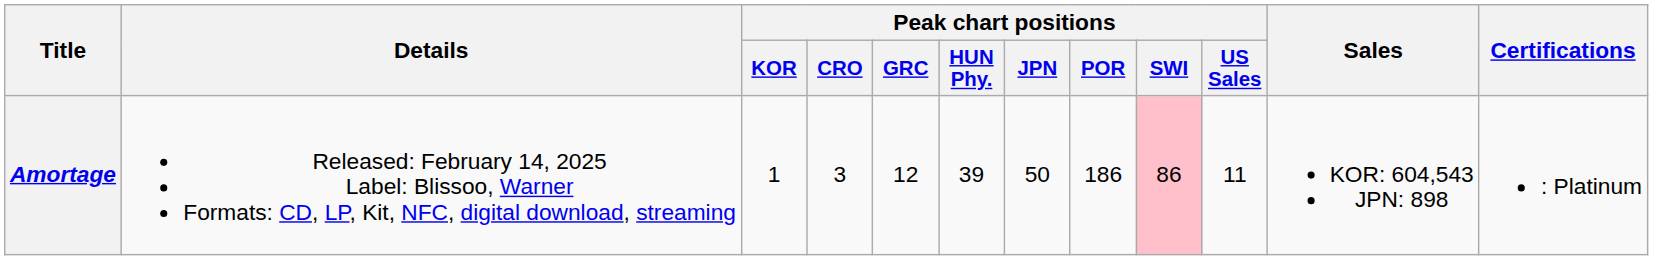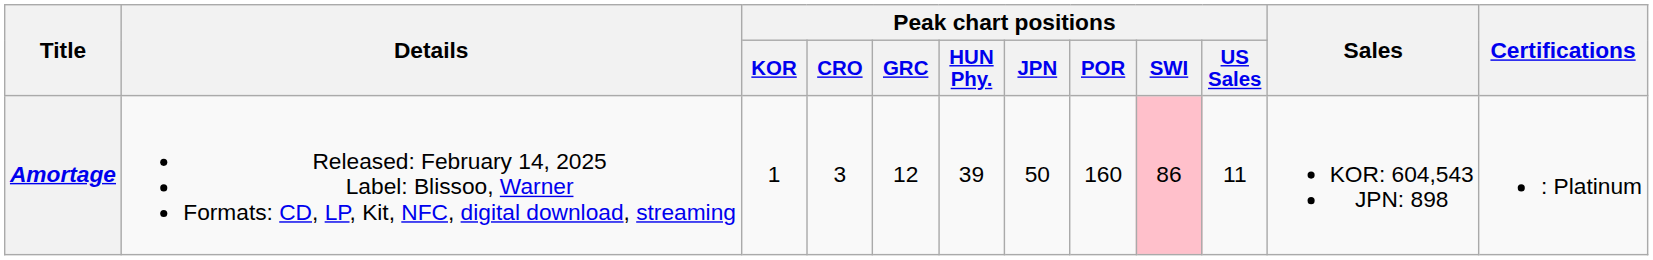(1103, 174) 186 -> (1103, 174) 160
